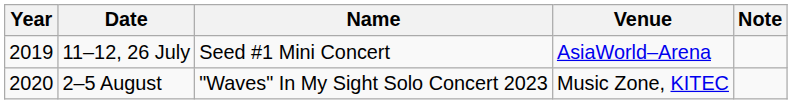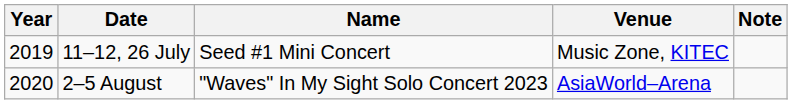(634, 51) AsiaWorld–Arena -> (643, 51) Music Zone, KITEC
(643, 83) Music Zone, KITEC -> (634, 83) AsiaWorld–Arena
